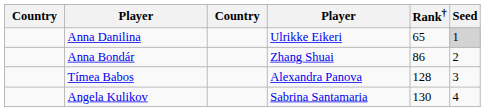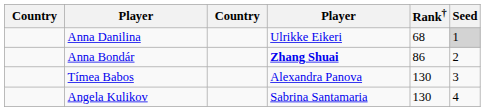(419, 37) 65 -> (419, 37) 68
(302, 57) normal -> (304, 57) bold
(422, 77) 128 -> (422, 77) 130
